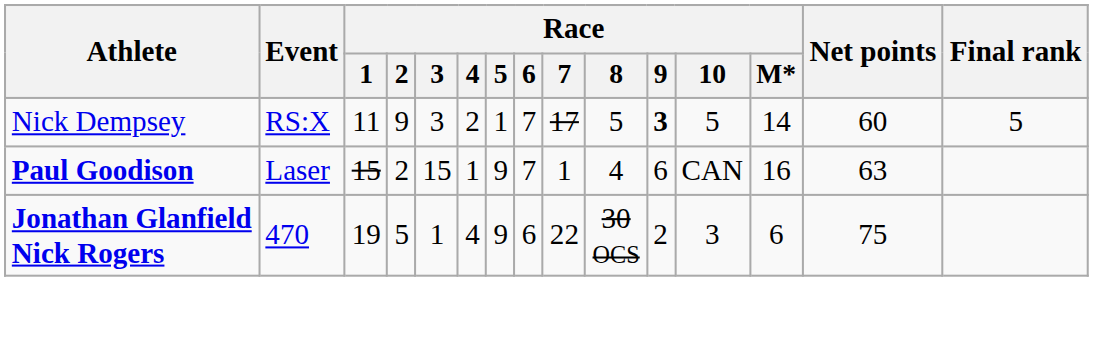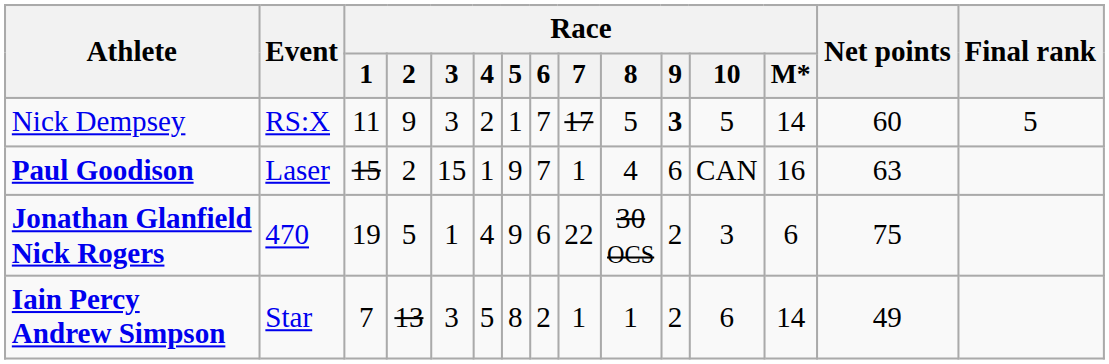+ row: (119, 317)
